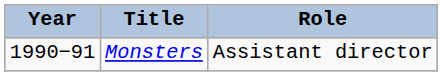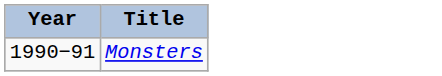- column: (323, 22)
